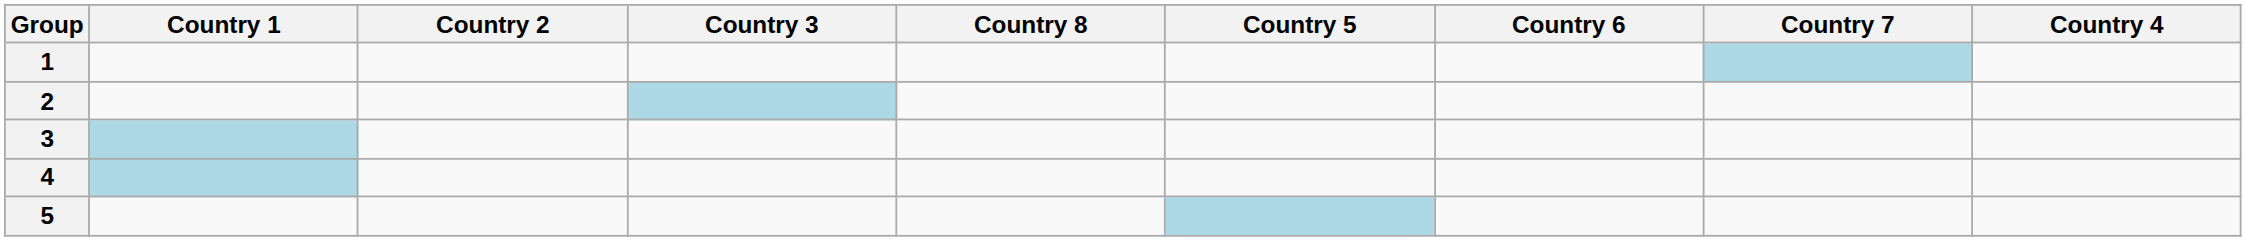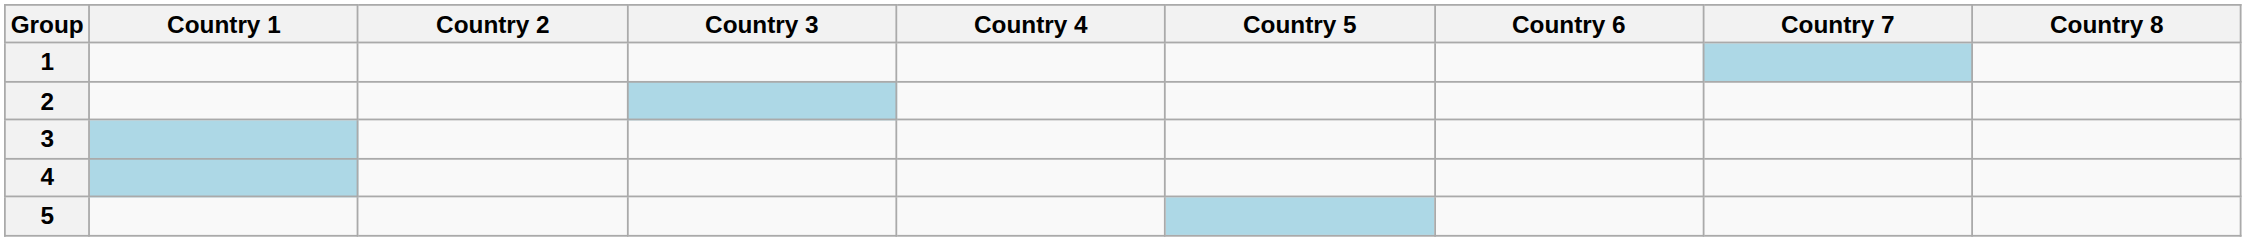columns swapped: (2107, 24) <-> (1031, 24)
